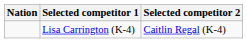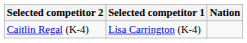columns swapped: (22, 12) <-> (192, 12)
